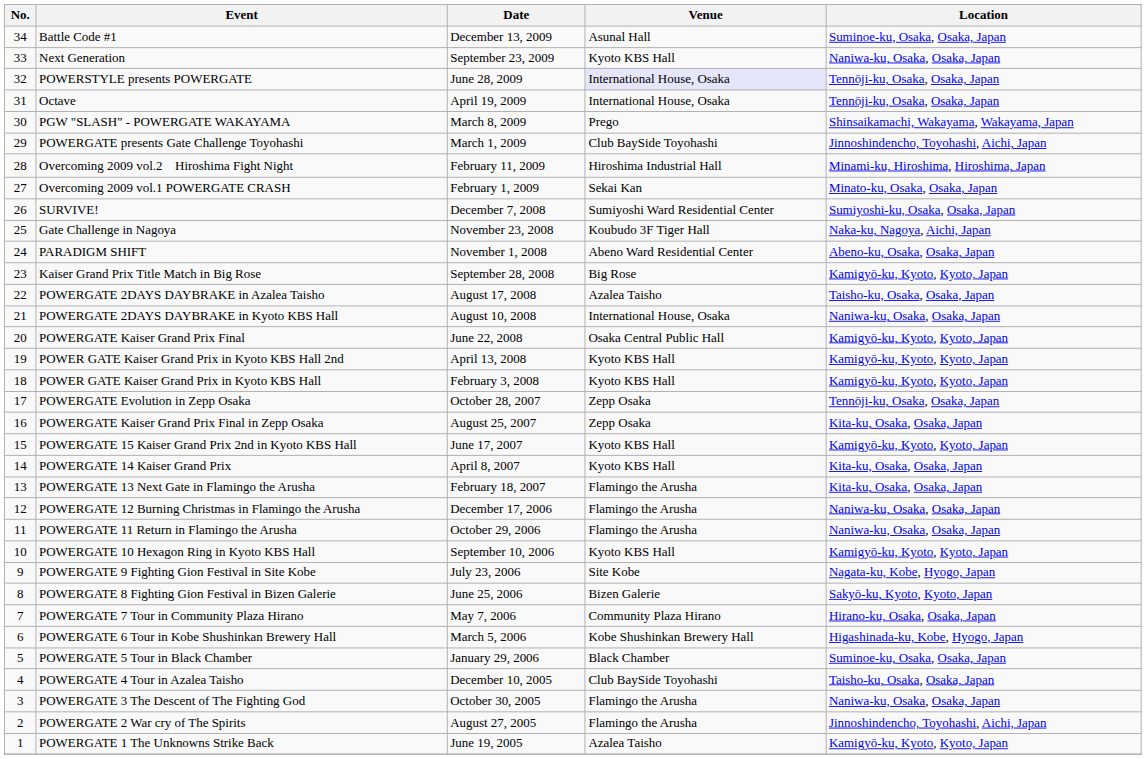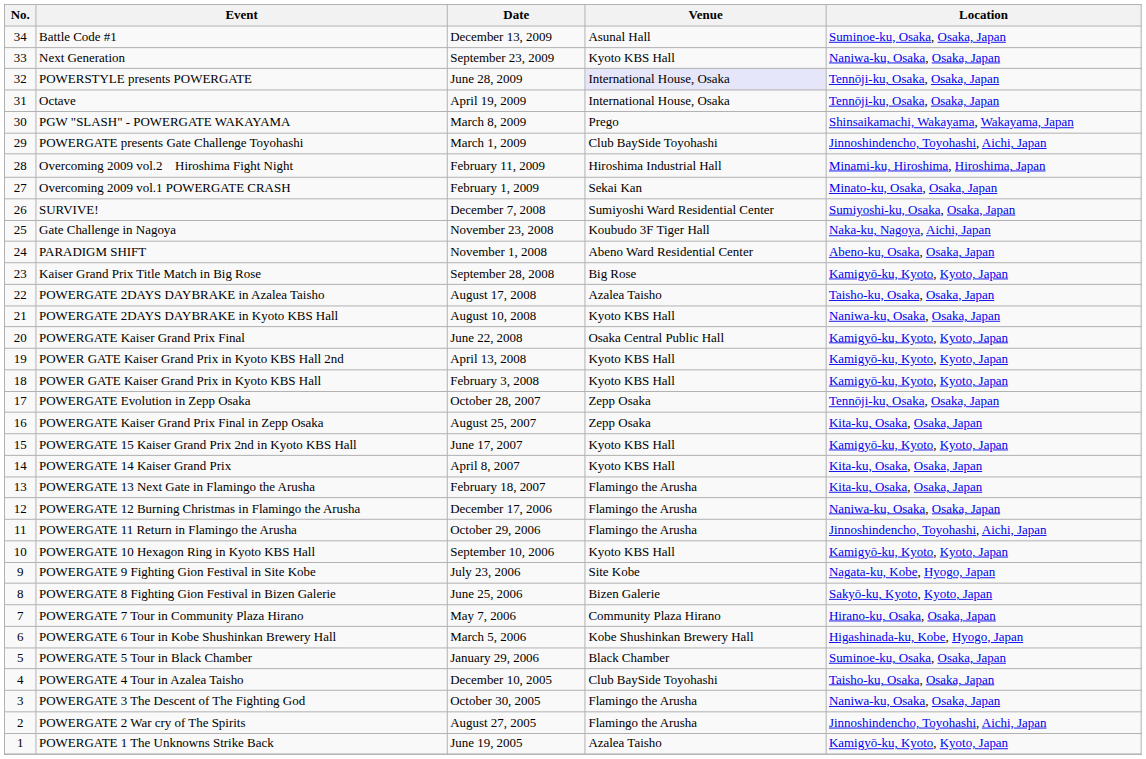(659, 316) International House, Osaka -> (632, 316) Kyoto KBS Hall
(915, 529) Naniwa-ku, Osaka, Osaka, Japan -> (938, 529) Jinnoshindencho, Toyohashi, Aichi, Japan
